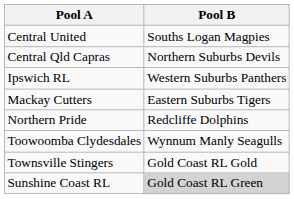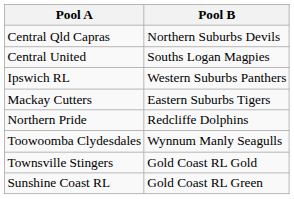rows swapped: (59, 57) <-> (47, 36)
(205, 183) lightgrey background -> (205, 183) no background
